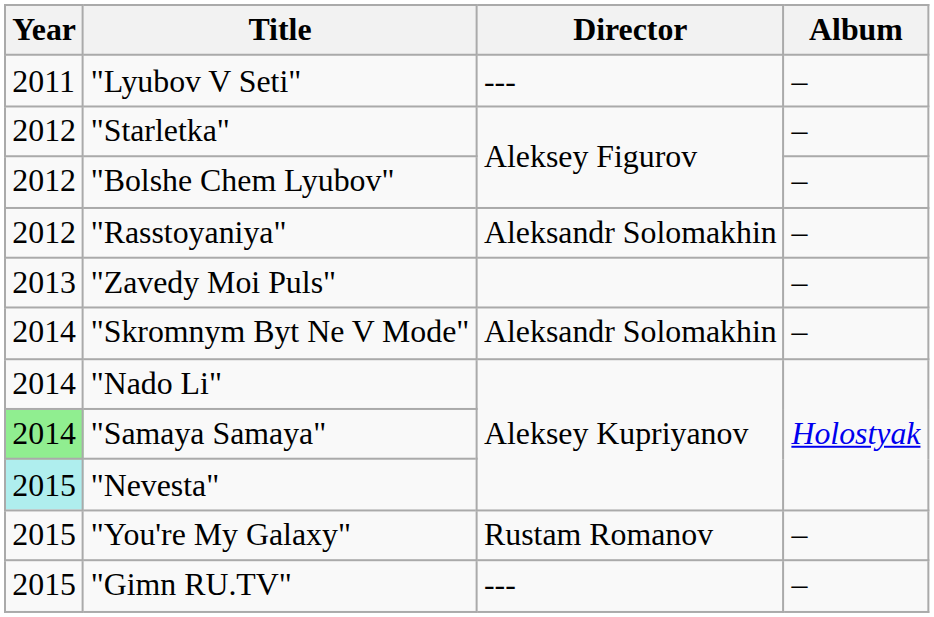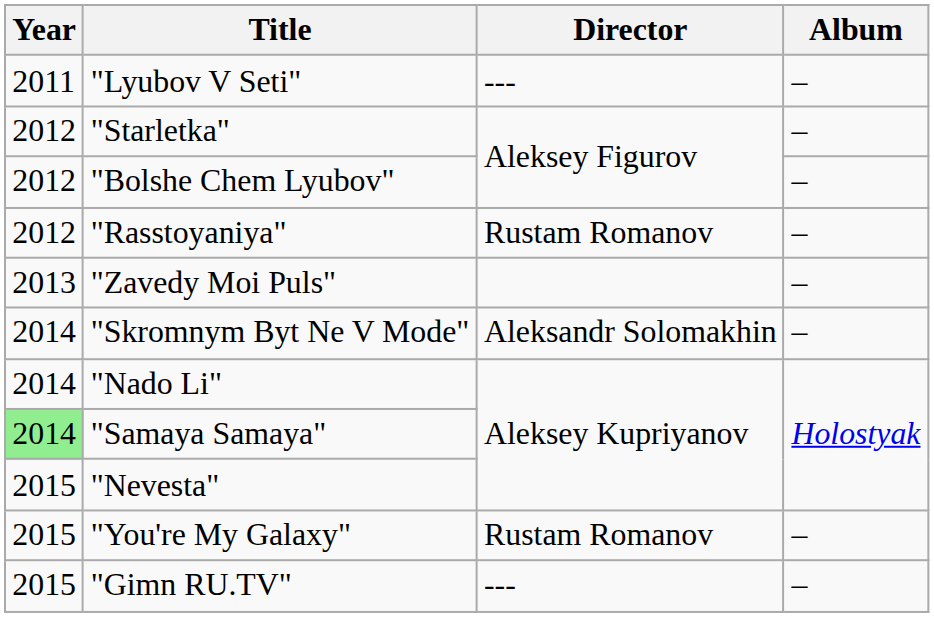(630, 231) Aleksandr Solomakhin -> (599, 231) Rustam Romanov
(44, 484) paleturquoise background -> (44, 484) no background
